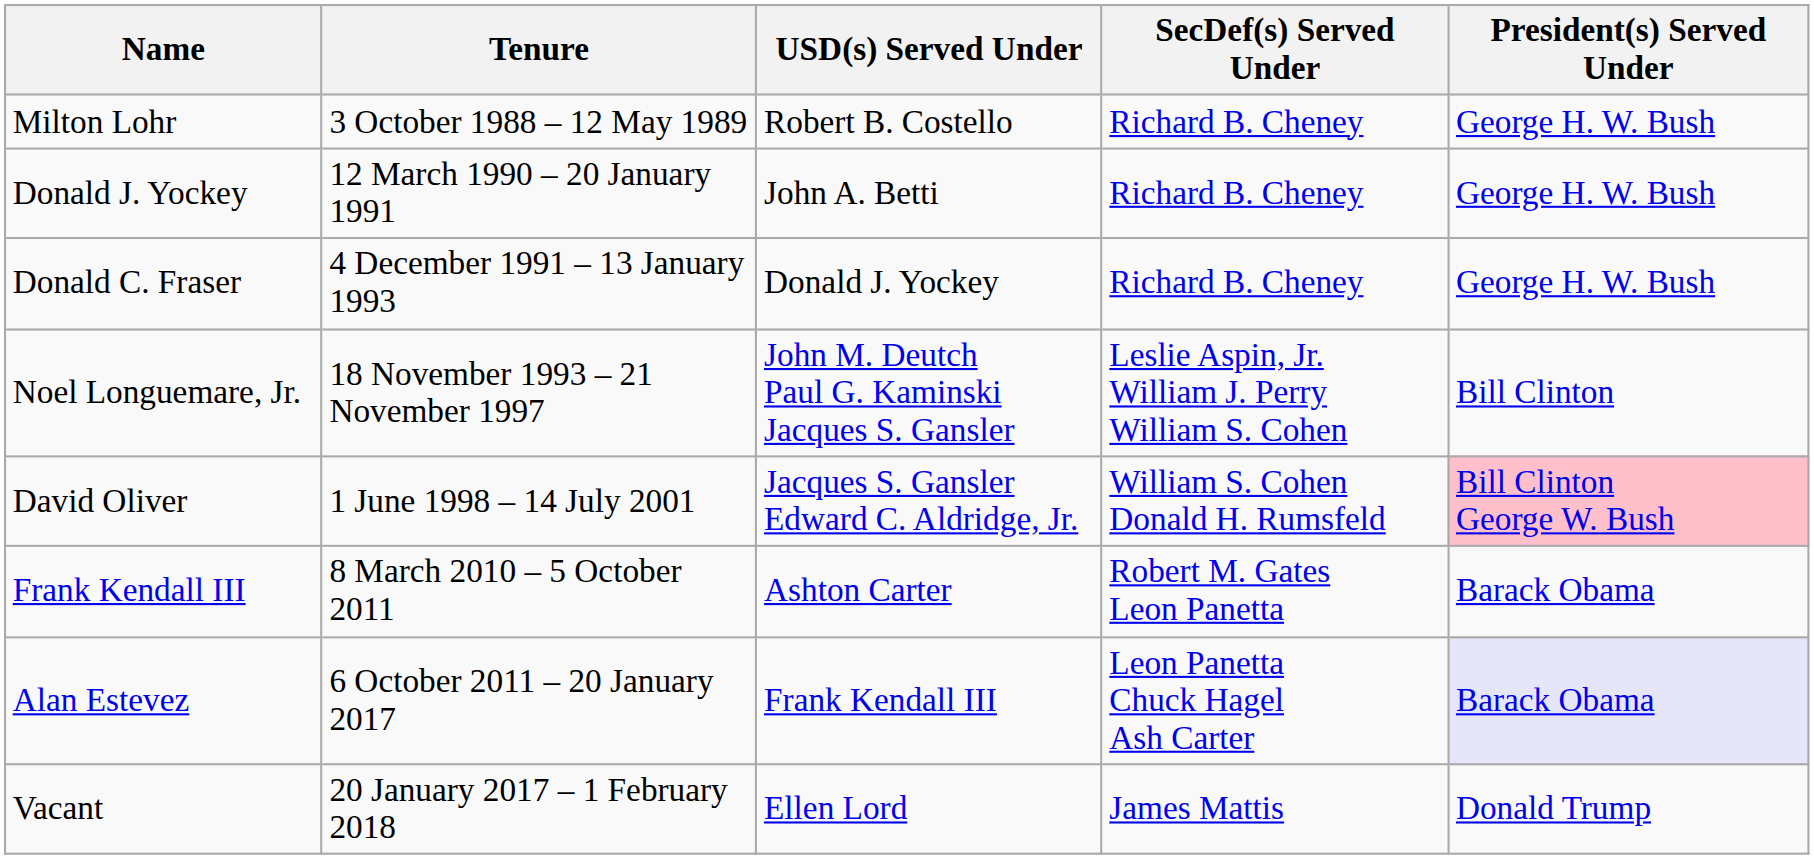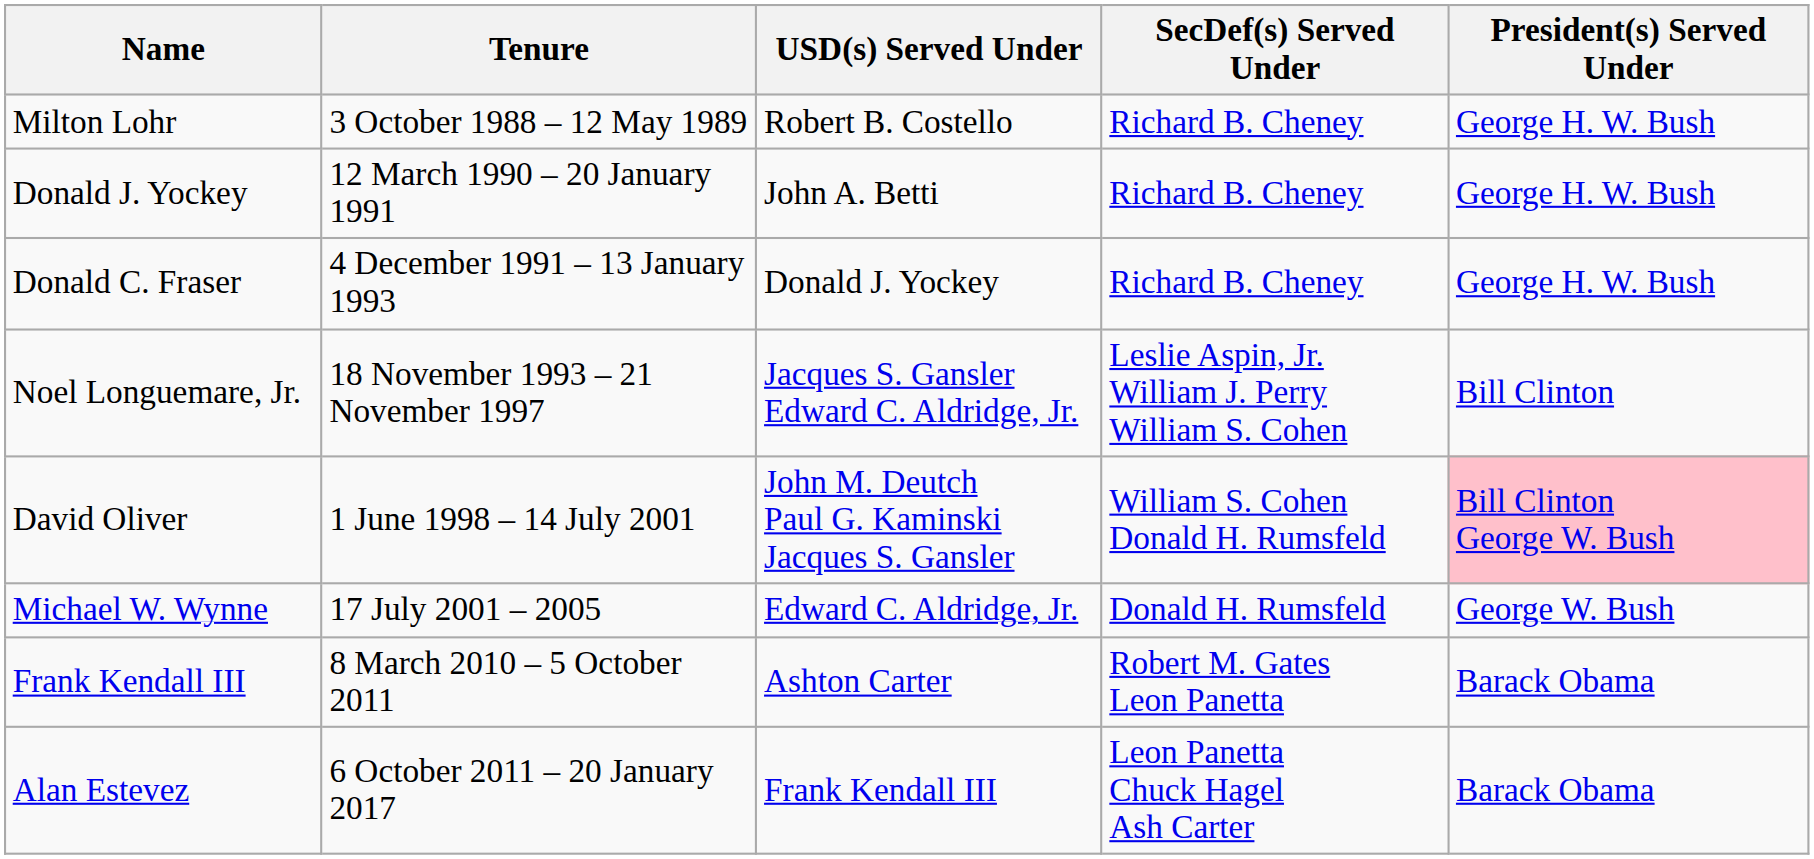(889, 391) John M. Deutch Paul G. Kaminski Jacques S. Gansler -> (921, 391) Jacques S. Gansler Edward C. Aldridge, Jr.
(921, 500) Jacques S. Gansler Edward C. Aldridge, Jr. -> (889, 519) John M. Deutch Paul G. Kaminski Jacques S. Gansler
+ row: (140, 609)
(1555, 699) lavender background -> (1555, 790) no background
- row: (58, 808)
